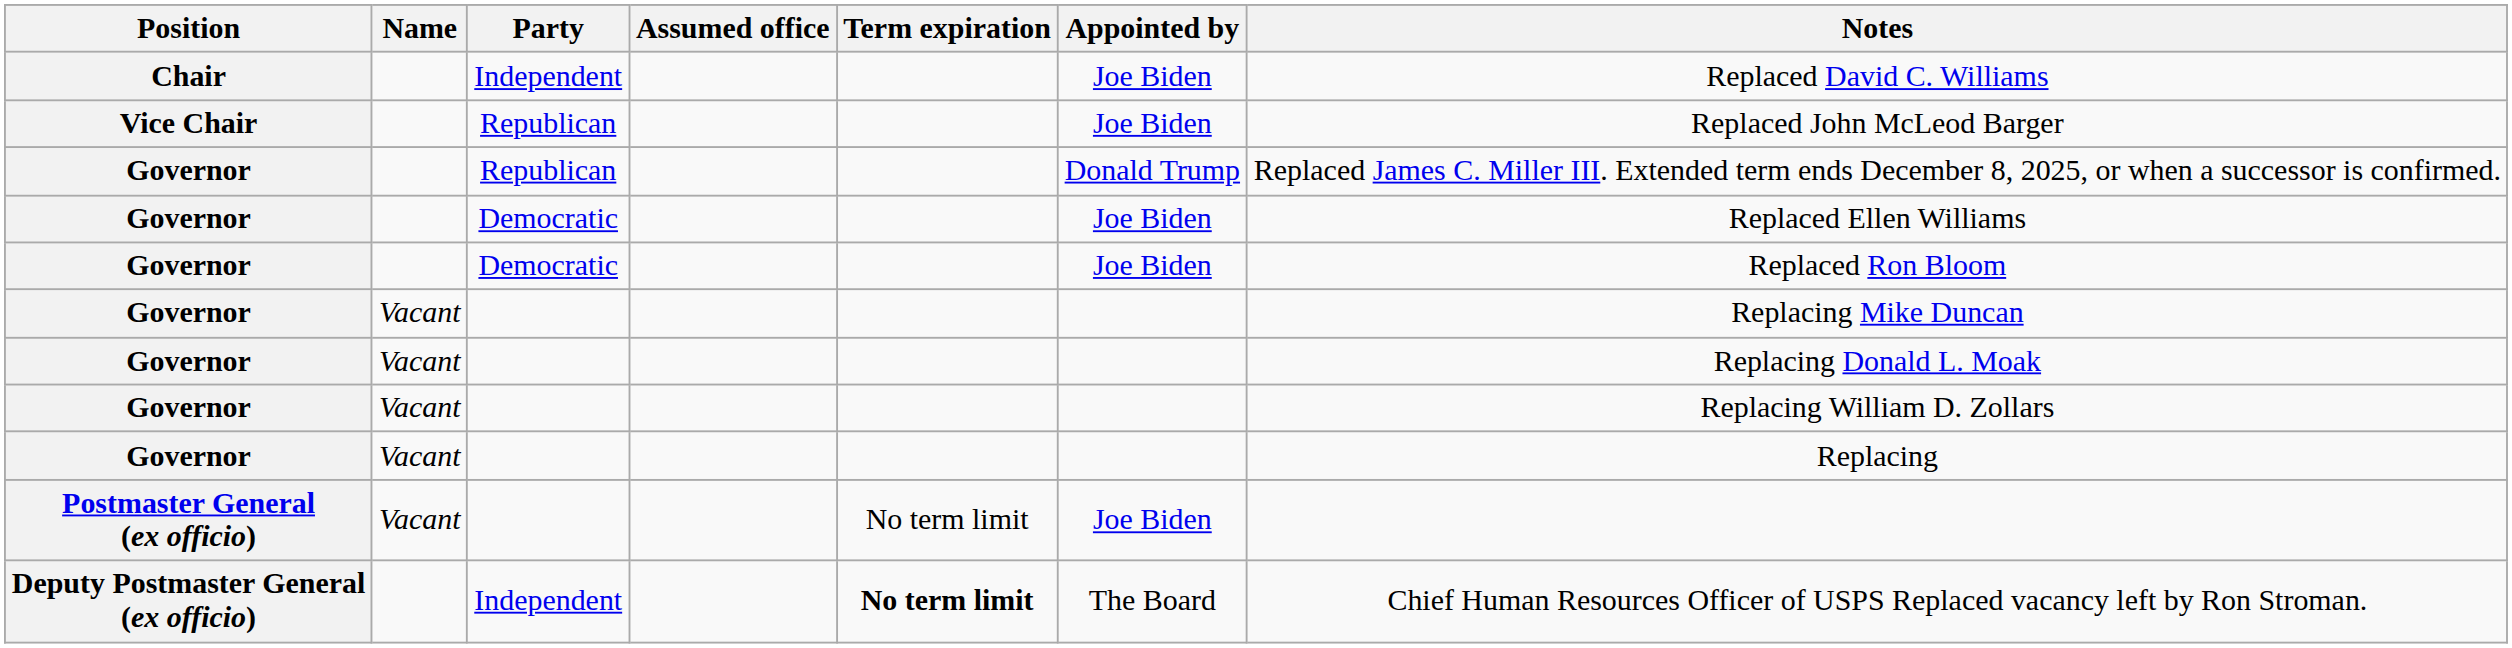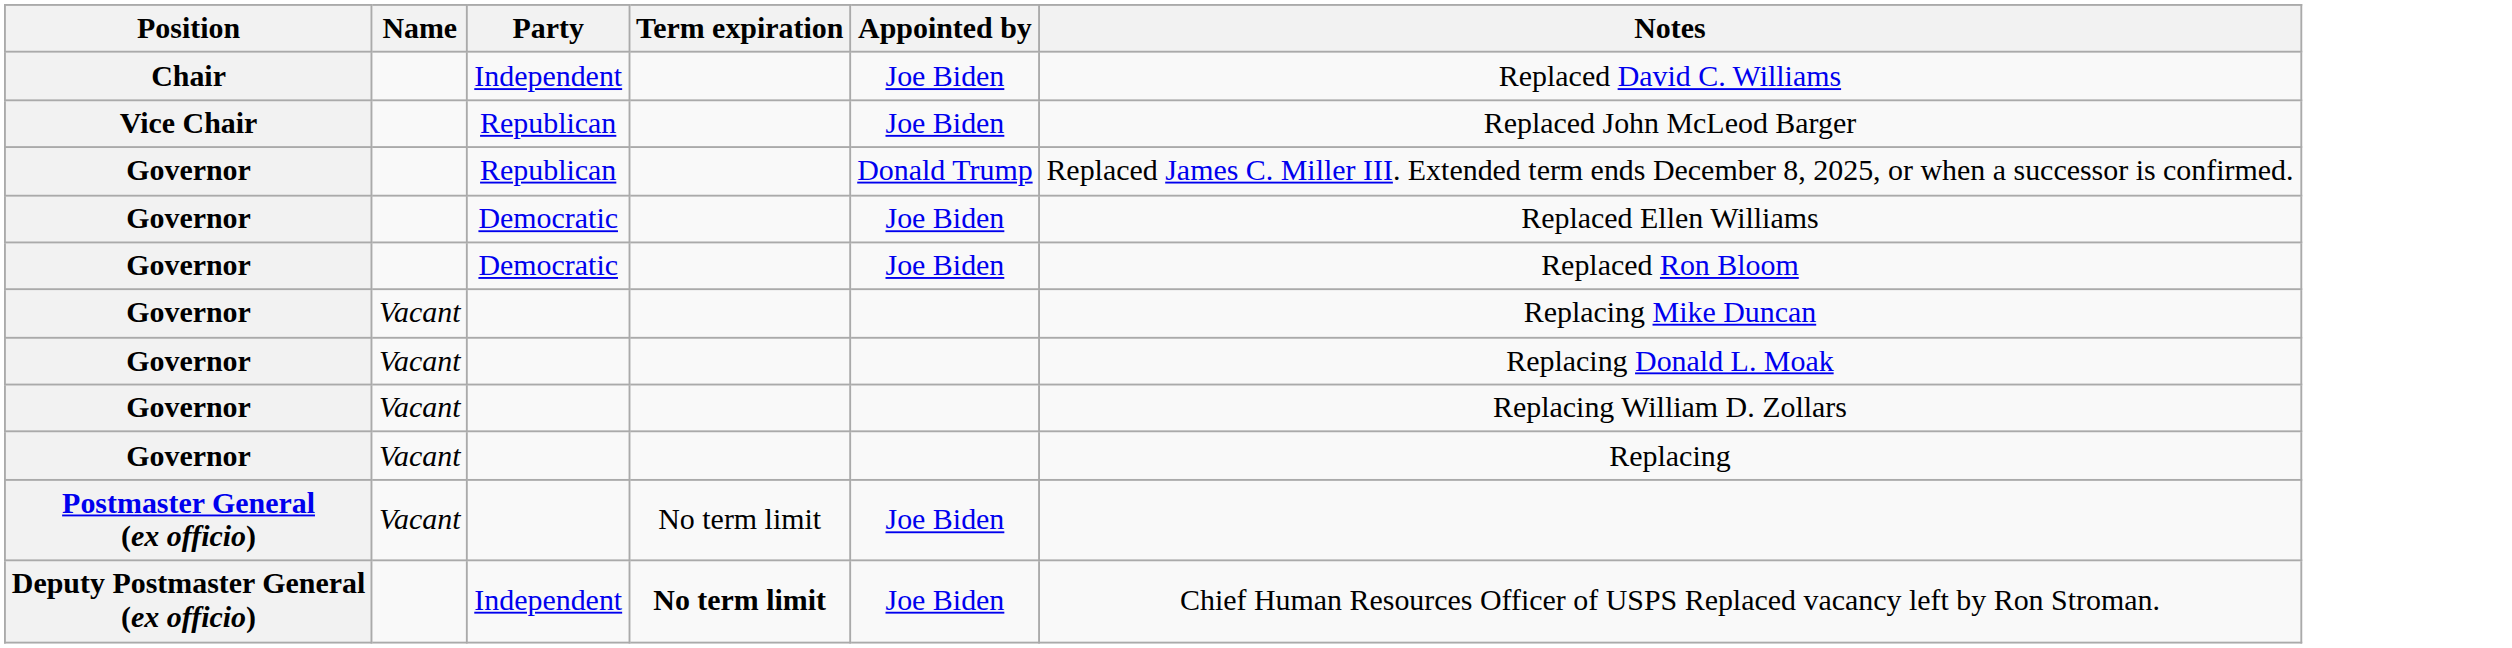- column: (733, 28)
(1152, 600) The Board -> (945, 600) Joe Biden
